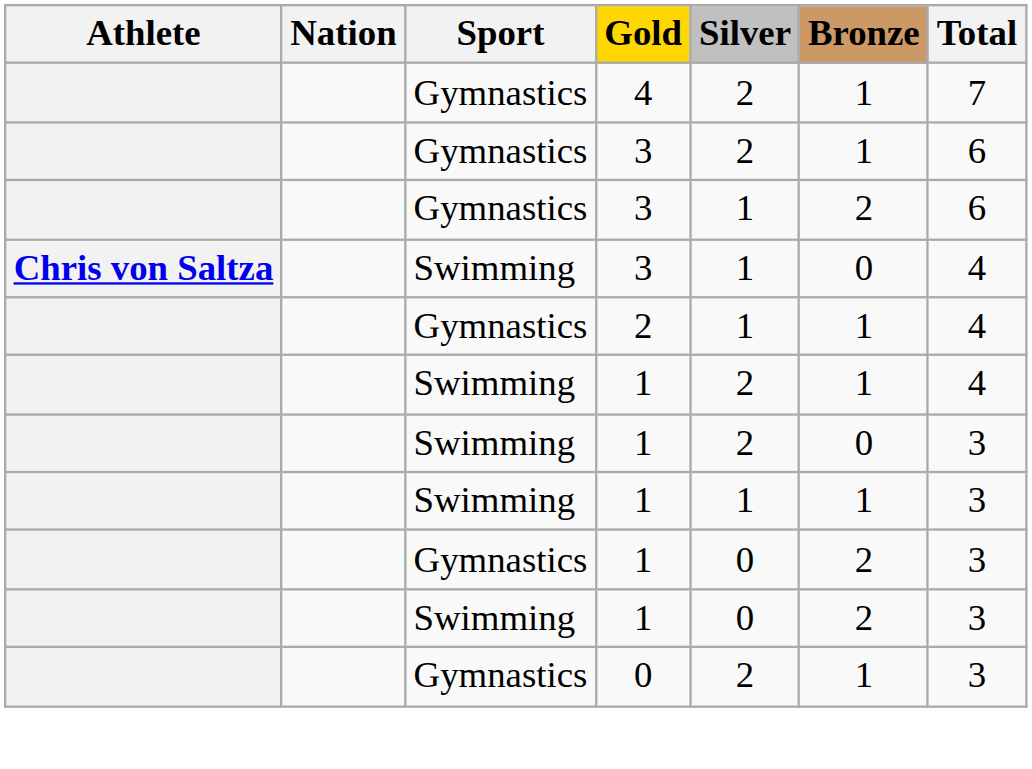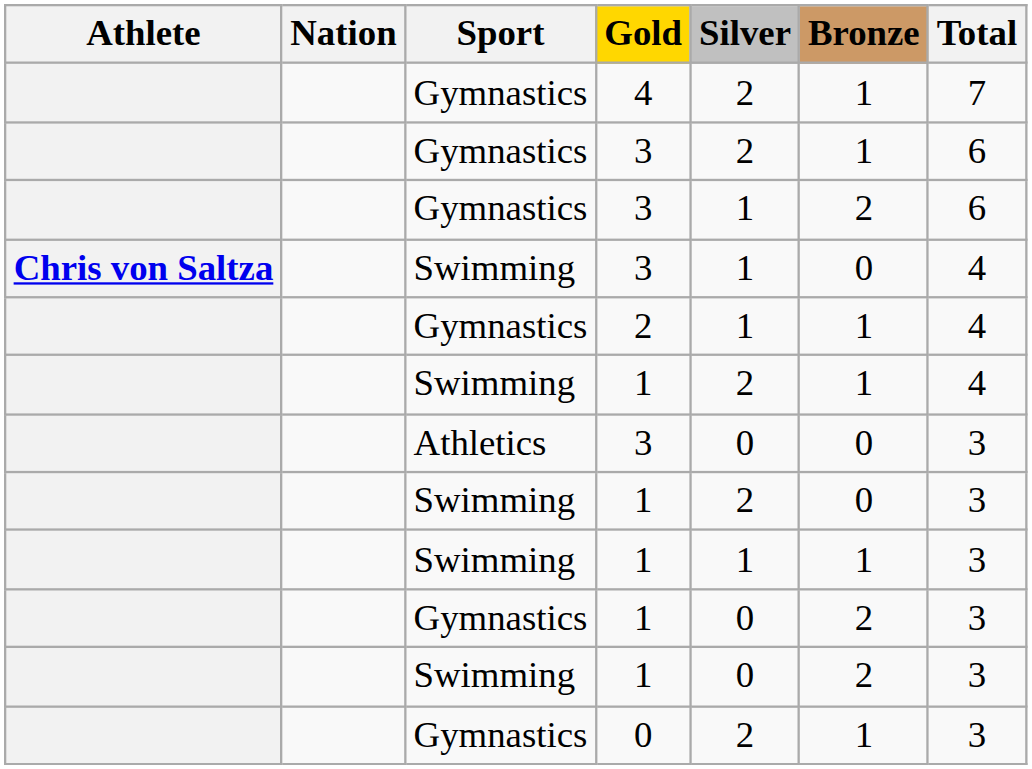+ row: (480, 442)
